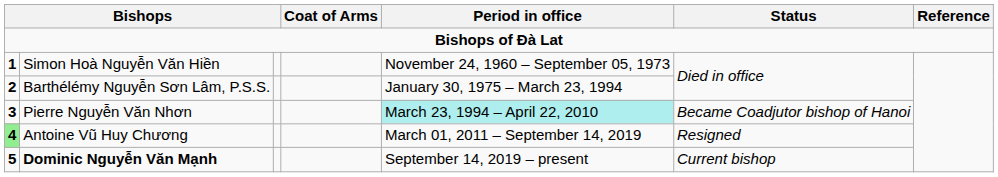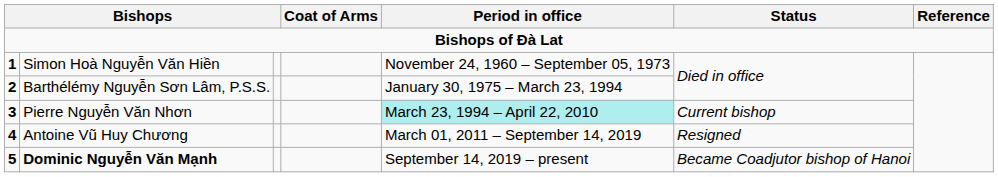(794, 111) Became Coadjutor bishop of Hanoi -> (726, 111) Current bishop
(12, 135) lightgreen background -> (12, 135) no background
(726, 159) Current bishop -> (794, 159) Became Coadjutor bishop of Hanoi
